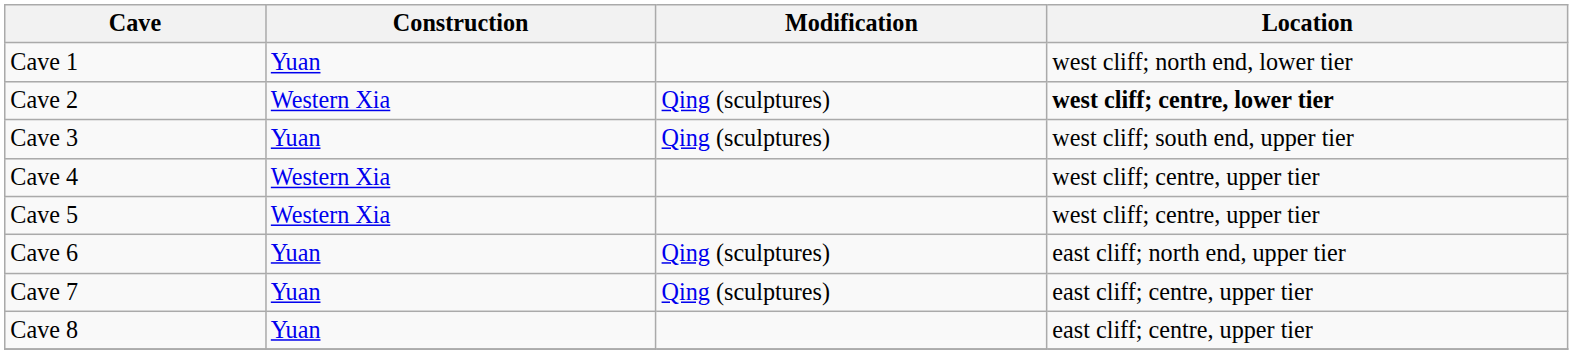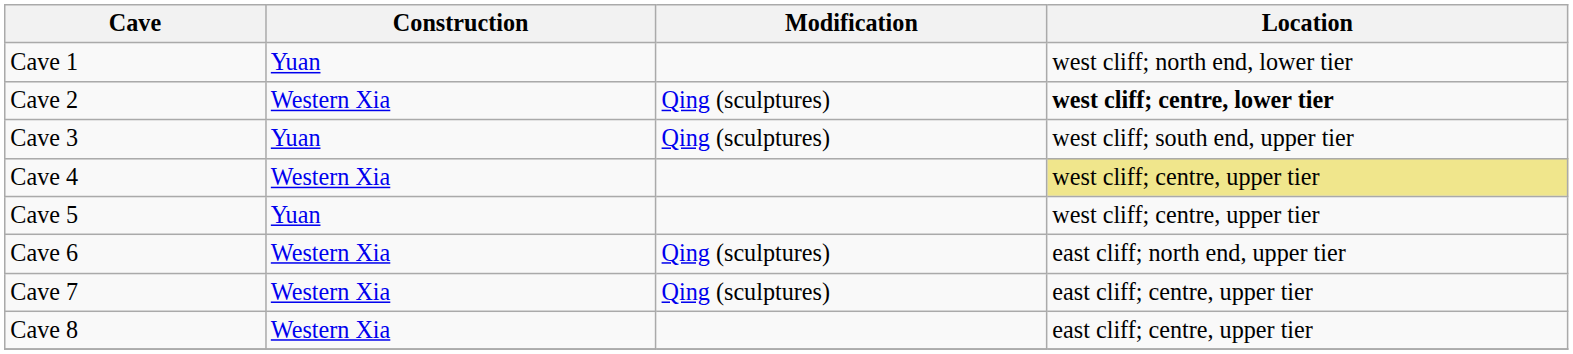(1186, 176) no background -> (1186, 176) khaki background
(331, 215) Western Xia -> (296, 215) Yuan
(296, 253) Yuan -> (331, 253) Western Xia
(296, 291) Yuan -> (331, 291) Western Xia
(296, 330) Yuan -> (331, 330) Western Xia
